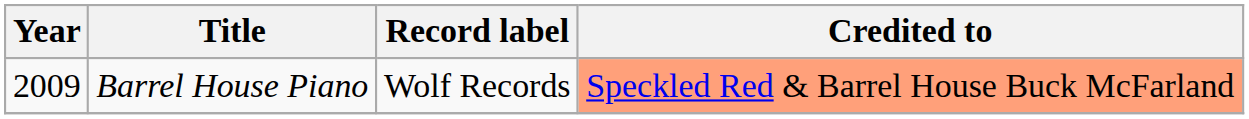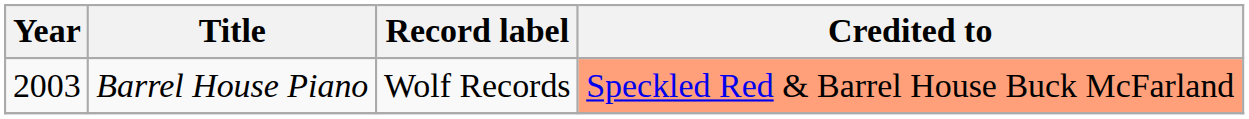(47, 85) 2009 -> (47, 85) 2003
